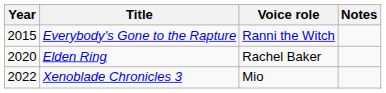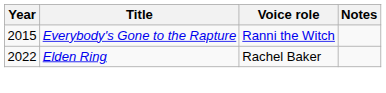(22, 56) 2020 -> (22, 56) 2022
- row: (112, 77)
